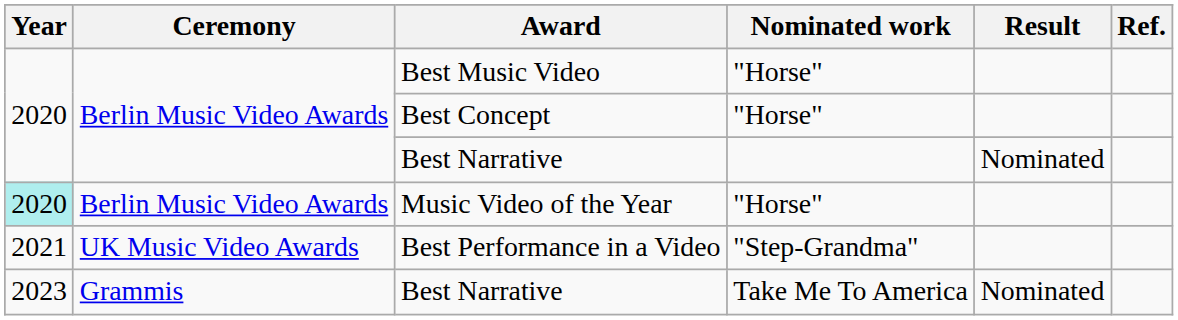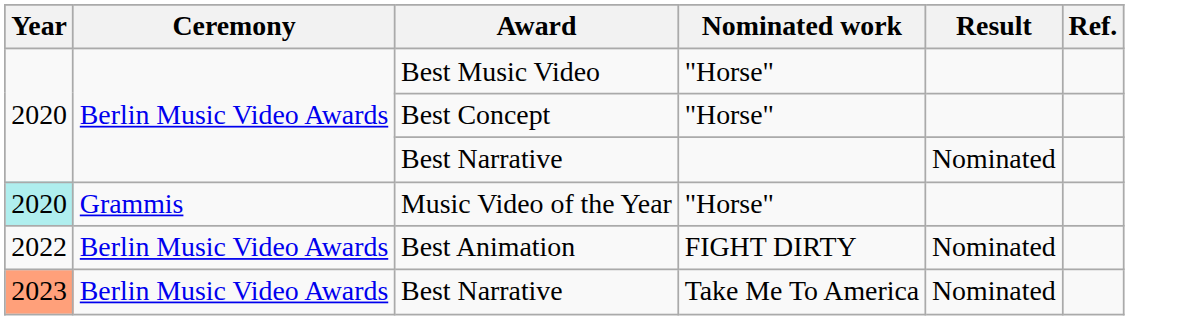(234, 203) Berlin Music Video Awards -> (132, 203) Grammis
- row: (561, 247)
+ row: (488, 247)
(39, 291) no background -> (39, 291) lightsalmon background
(132, 291) Grammis -> (234, 291) Berlin Music Video Awards
